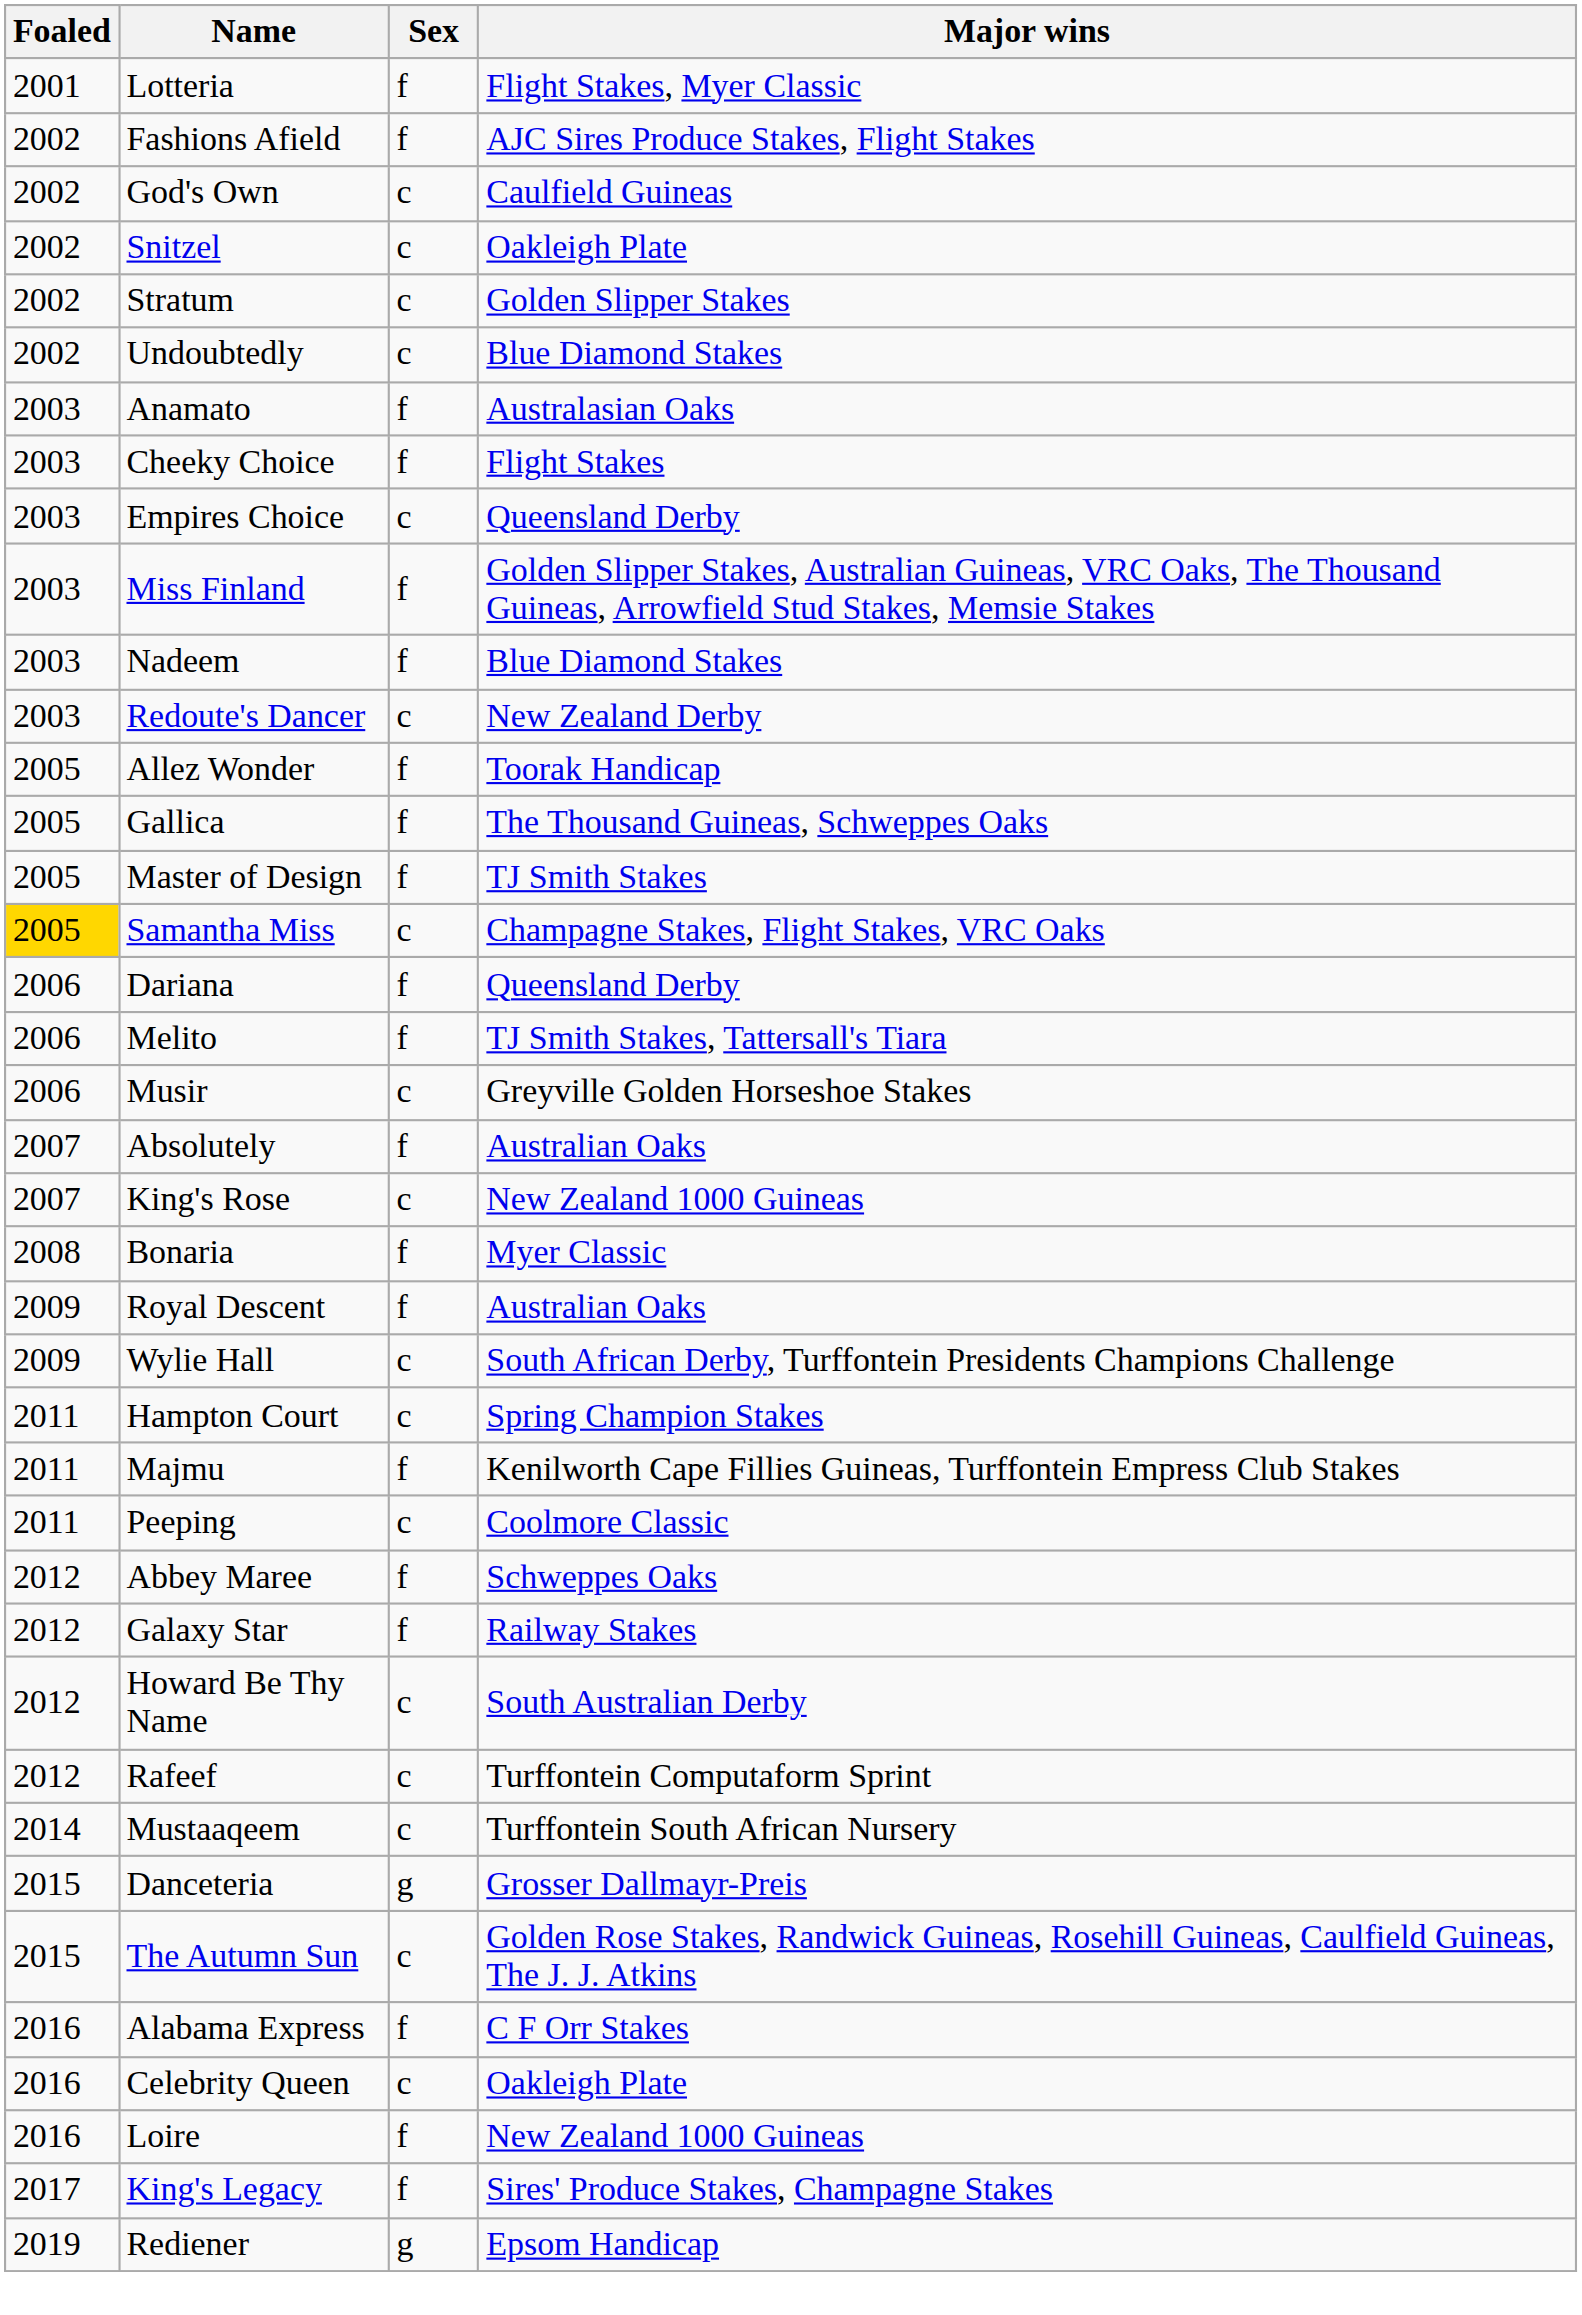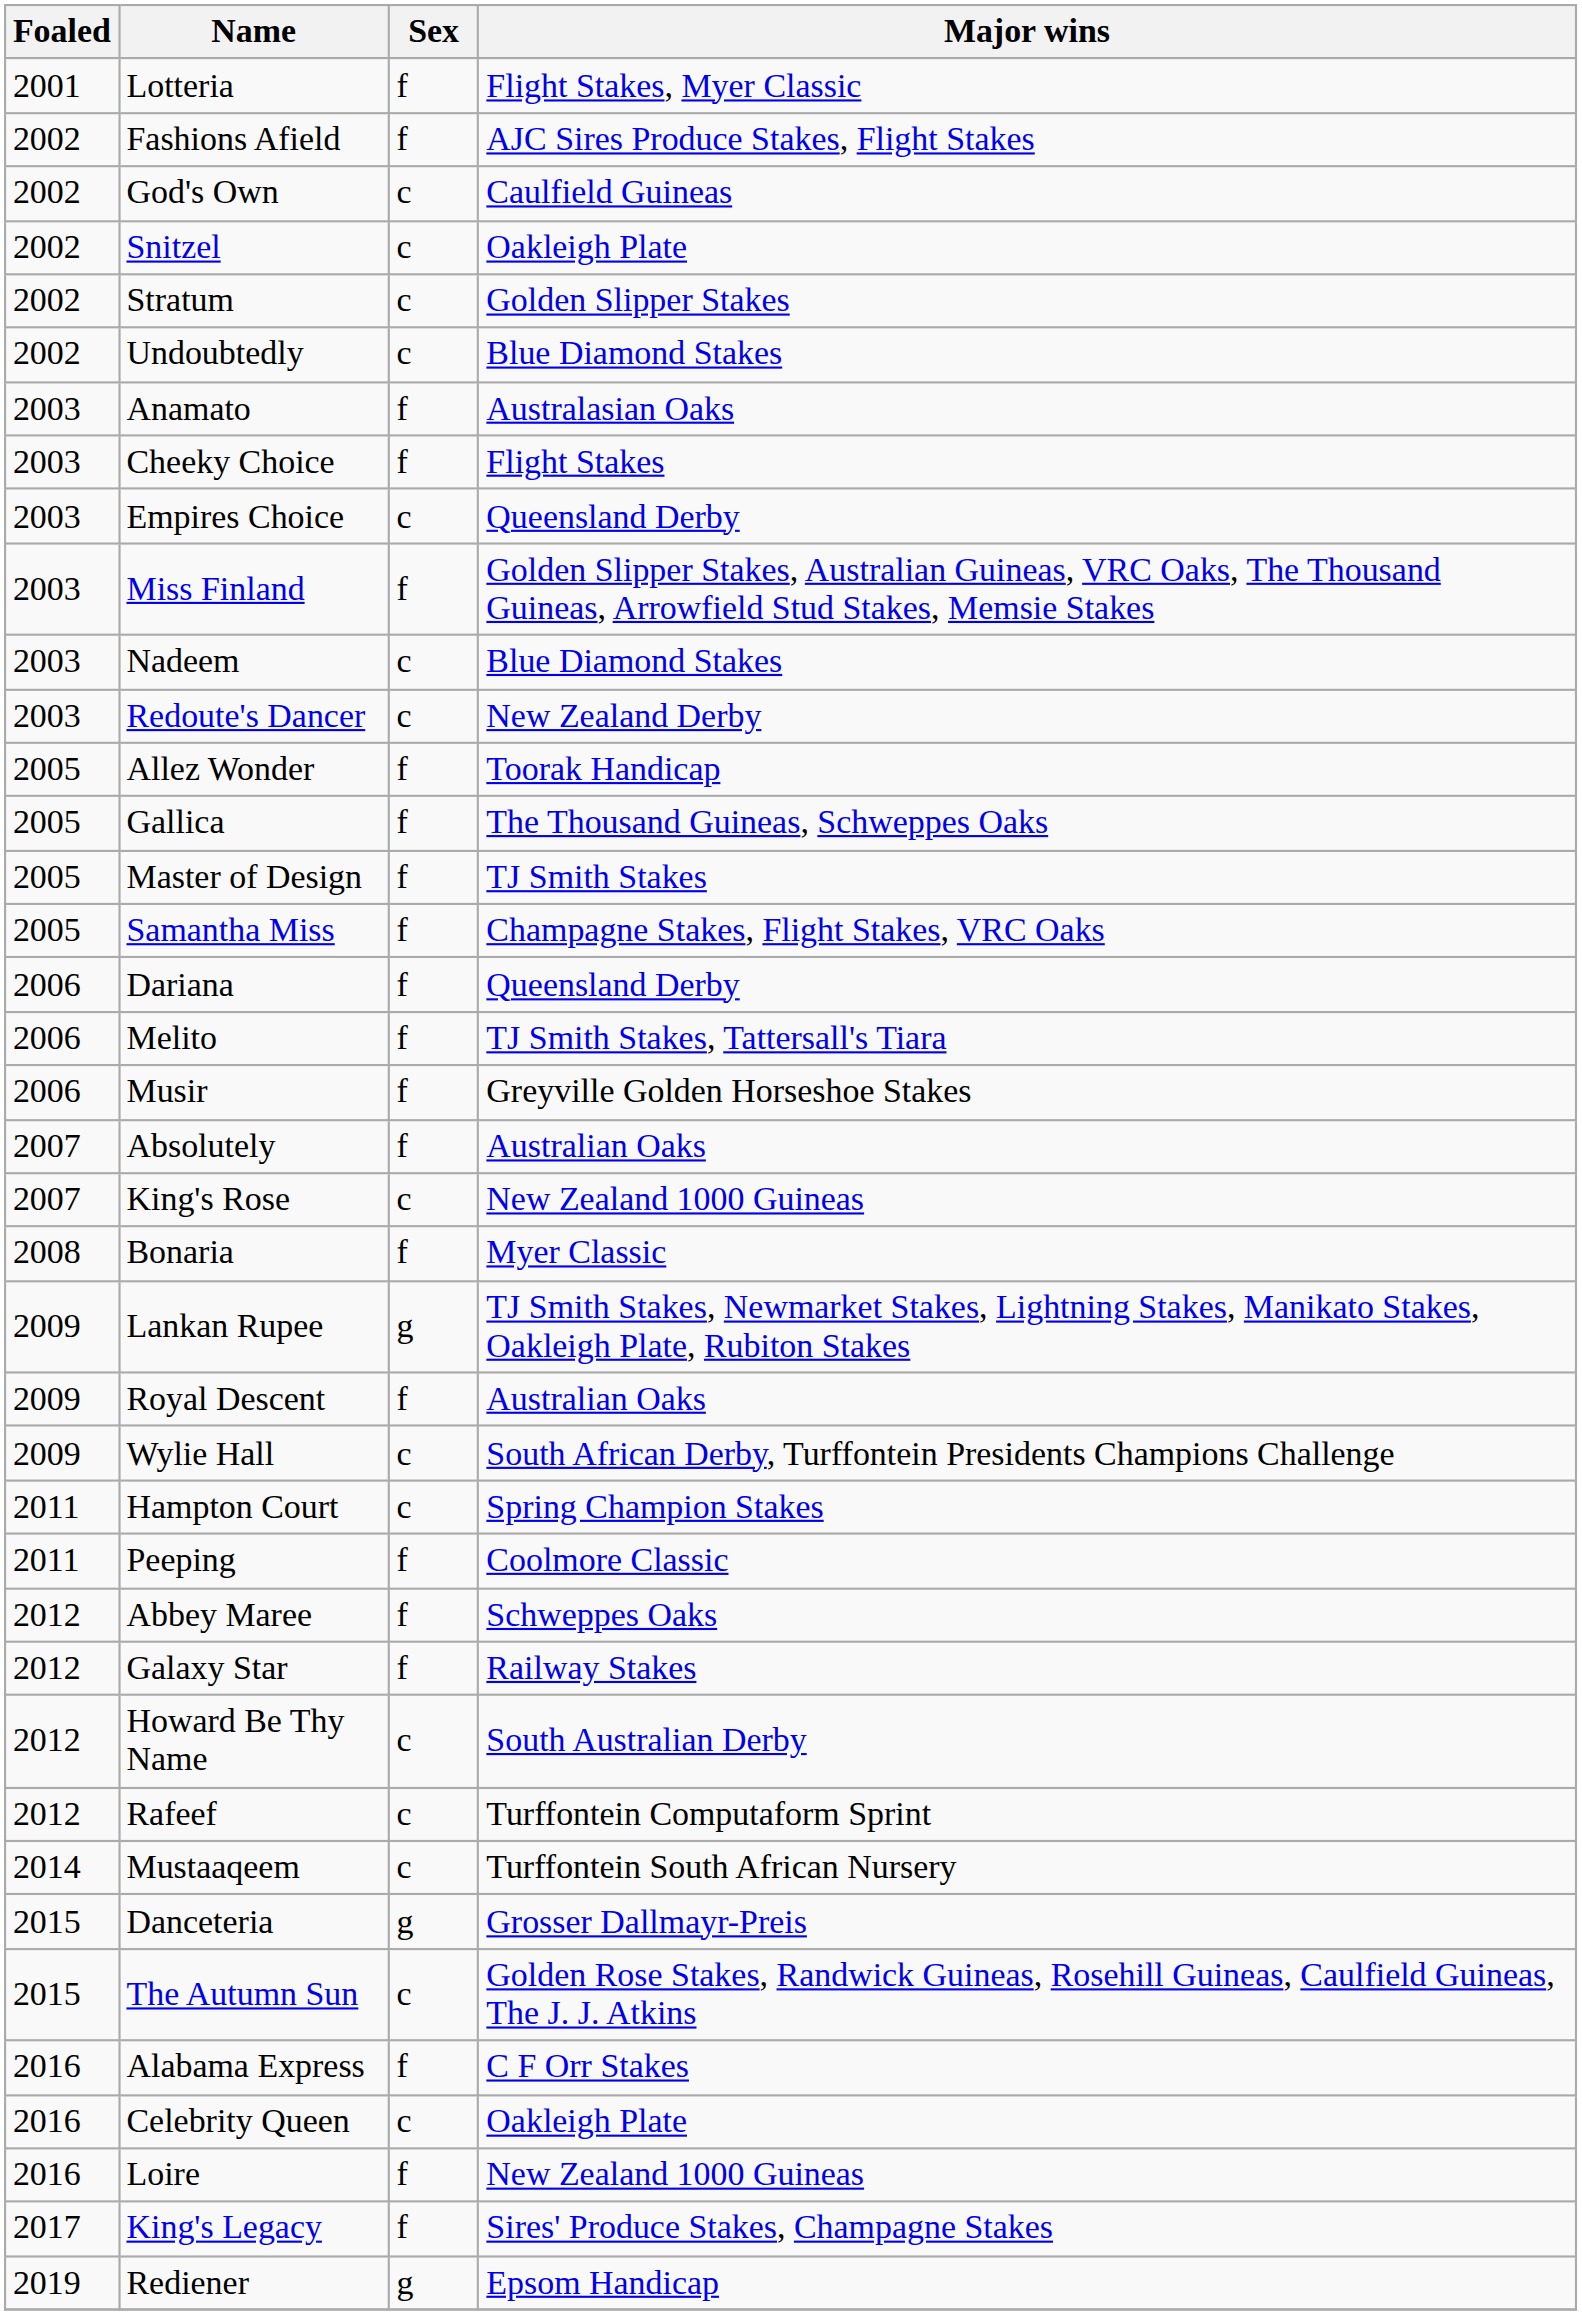(402, 661) f -> (404, 661) c
(47, 930) gold background -> (47, 930) no background
(404, 930) c -> (402, 930) f
(404, 1091) c -> (402, 1091) f
+ row: (225, 1325)
- row: (175, 1468)
(404, 1522) c -> (402, 1560) f
